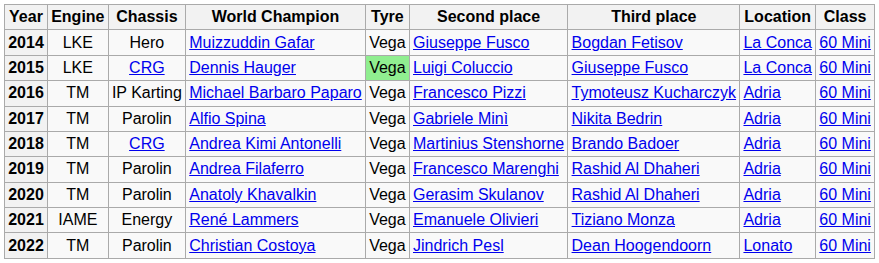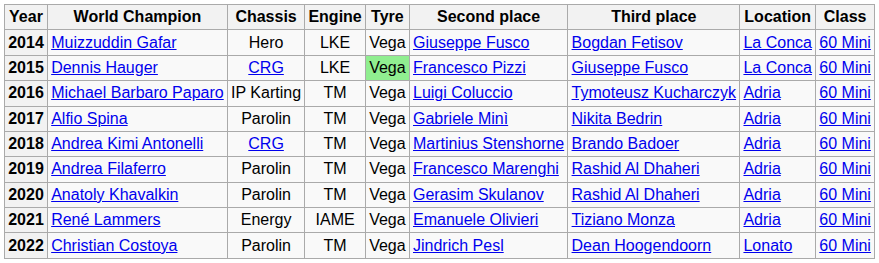columns swapped: (275, 17) <-> (78, 17)
(463, 67) Luigi Coluccio -> (469, 67) Francesco Pizzi
(469, 93) Francesco Pizzi -> (463, 93) Luigi Coluccio
